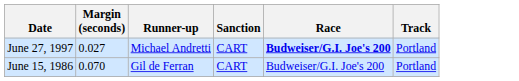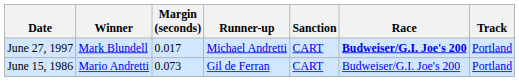+ column: (114, 28)
(92, 48) 0.027 -> (168, 48) 0.017
(92, 67) 0.070 -> (168, 67) 0.073
